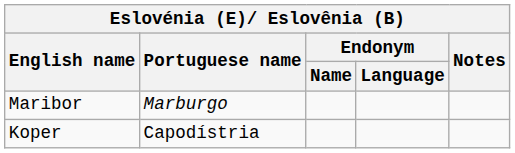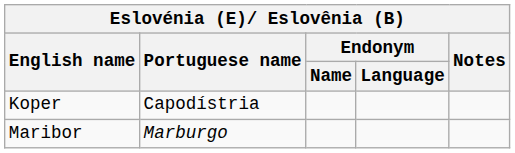rows swapped: (35, 133) <-> (46, 105)
